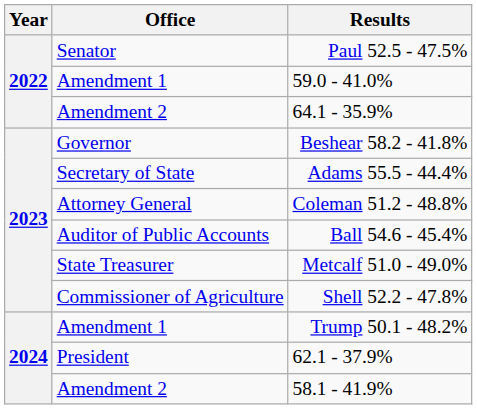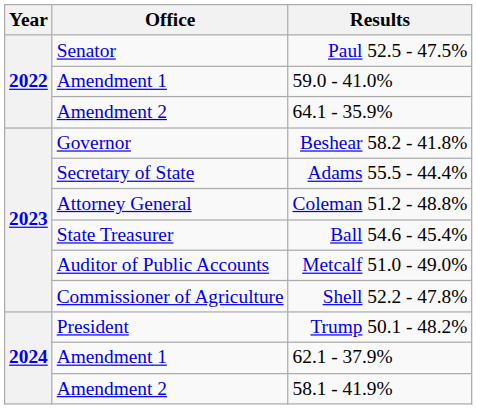(163, 234) Auditor of Public Accounts -> (115, 234) State Treasurer
(115, 265) State Treasurer -> (163, 265) Auditor of Public Accounts
(112, 326) Amendment 1 -> (93, 326) President
(93, 357) President -> (112, 357) Amendment 1
